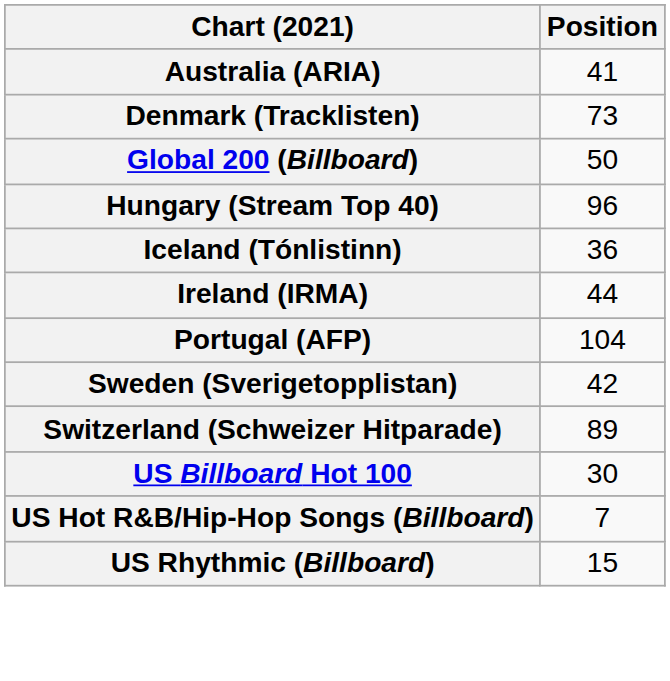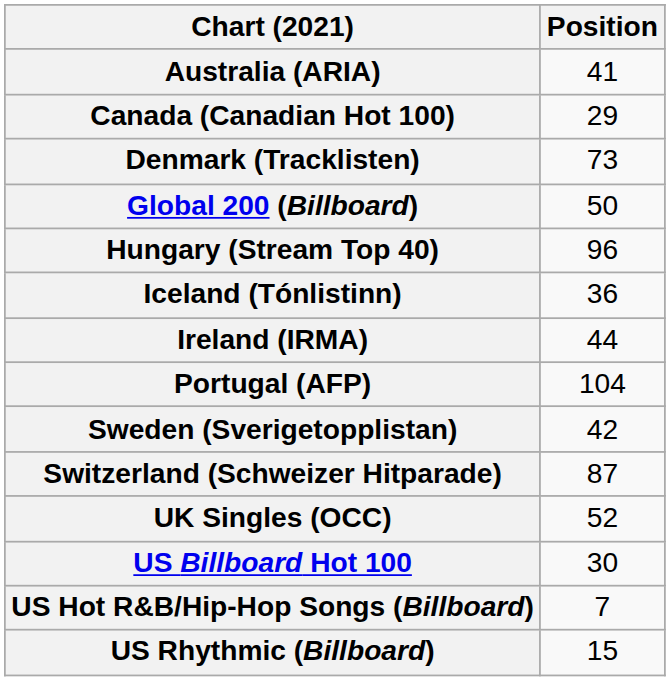+ row: (273, 116)
(602, 428) 89 -> (602, 473) 87
+ row: (273, 518)
